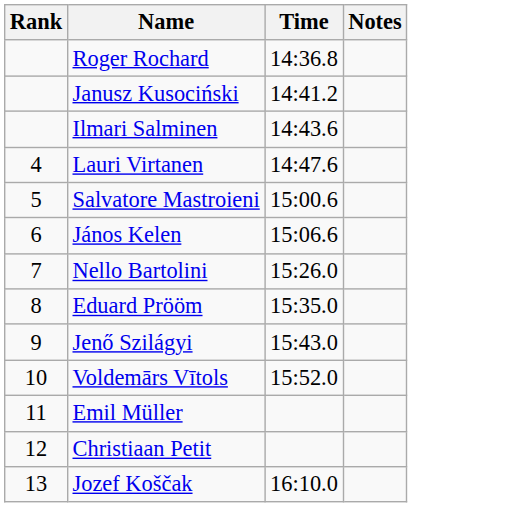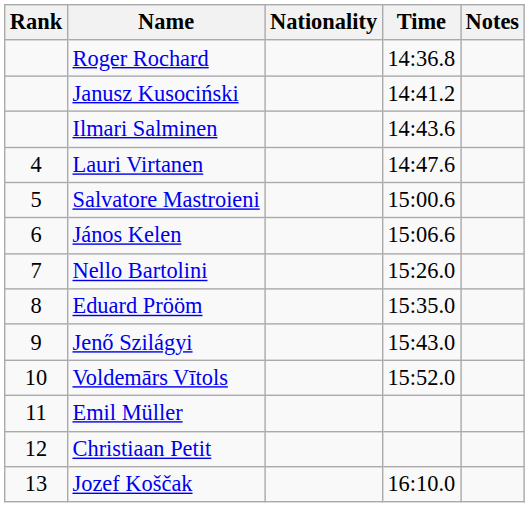+ column: (324, 22)
